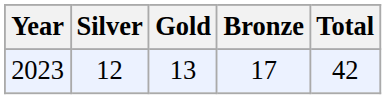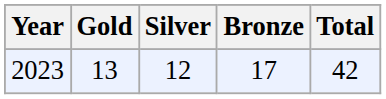columns swapped: (183, 26) <-> (110, 26)
